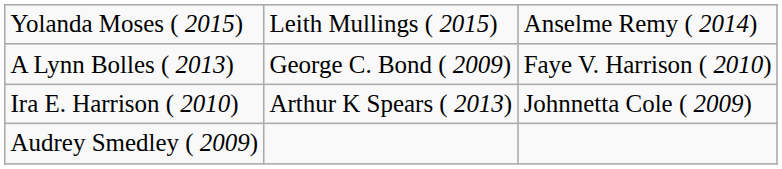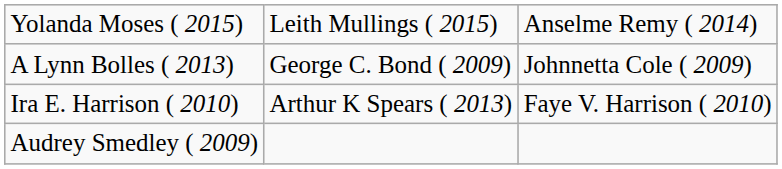(648, 63) Faye V. Harrison ( 2010) -> (638, 63) Johnnetta Cole ( 2009)
(638, 103) Johnnetta Cole ( 2009) -> (648, 103) Faye V. Harrison ( 2010)
